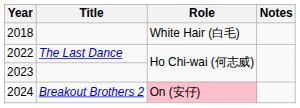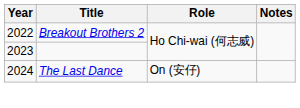- row: (20, 33)
(81, 53) The Last Dance -> (92, 32) Breakout Brothers 2
(92, 92) Breakout Brothers 2 -> (81, 71) The Last Dance
(175, 91) pink background -> (175, 70) no background
